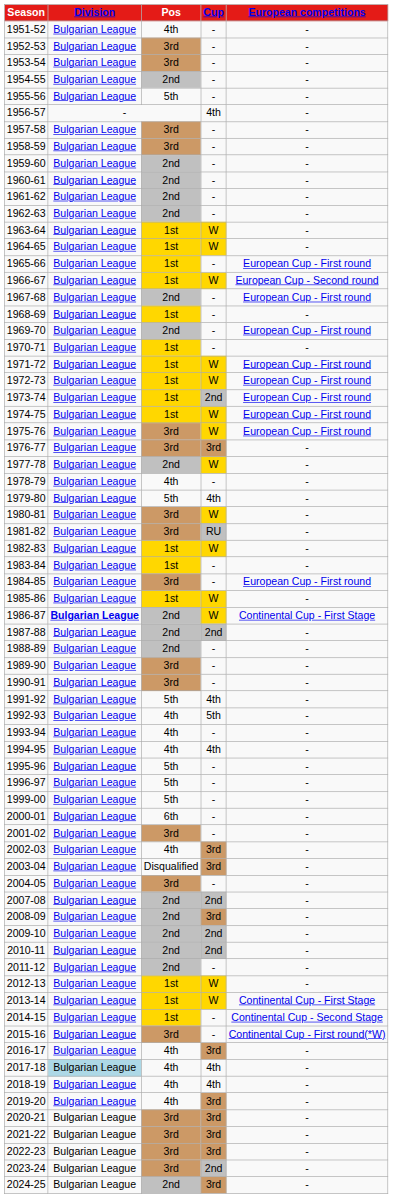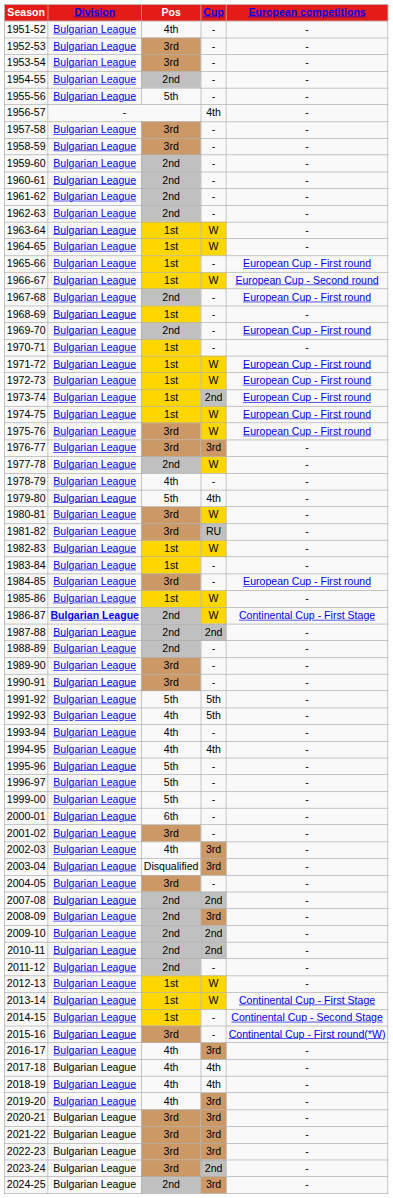(214, 699) 4th -> (214, 699) 5th
(95, 1067) lightblue background -> (95, 1067) no background
